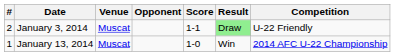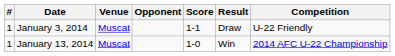(9, 28) 2 -> (9, 28) 1
(230, 28) lightgreen background -> (230, 28) no background
